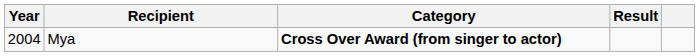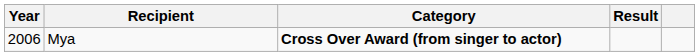(24, 39) 2004 -> (24, 39) 2006
